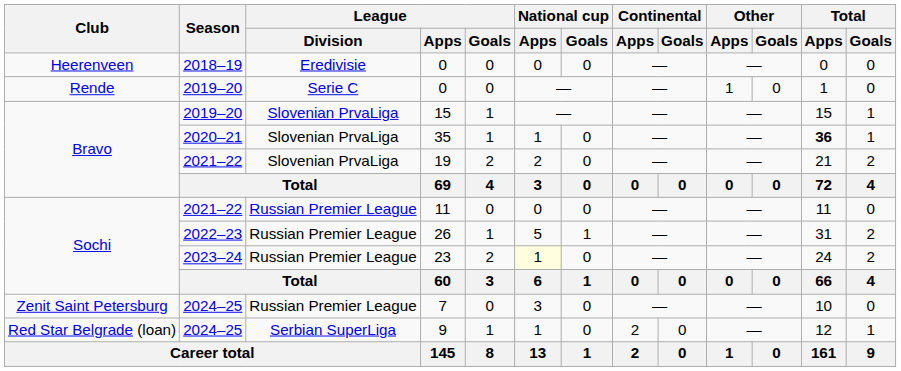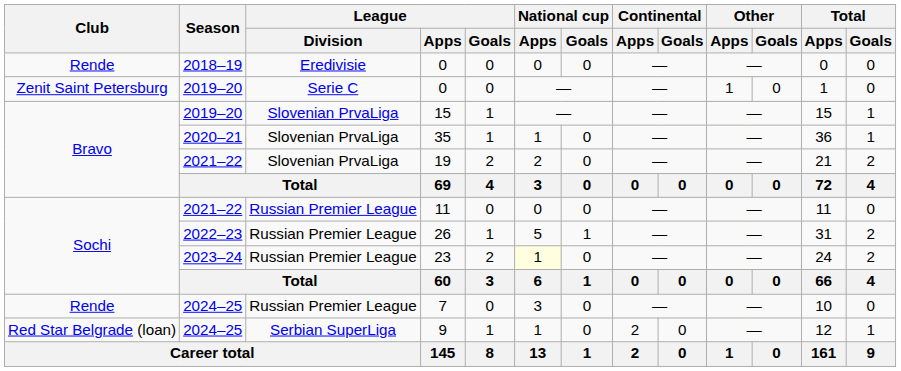(92, 64) Heerenveen -> (92, 64) Rende
(92, 88) Rende -> (92, 88) Zenit Saint Petersburg
(824, 137) bold -> (824, 137) normal
(92, 305) Zenit Saint Petersburg -> (92, 305) Rende
